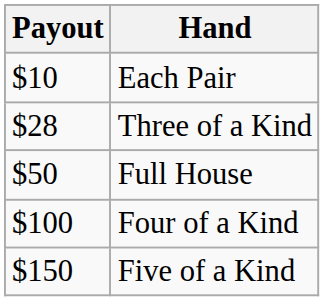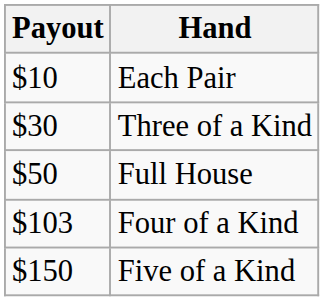(35, 125) $28 -> (35, 125) $30
(43, 222) $100 -> (43, 222) $103
